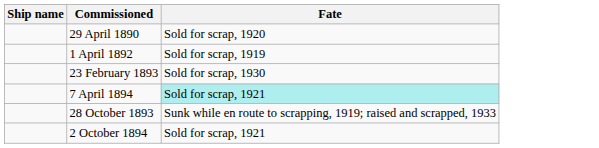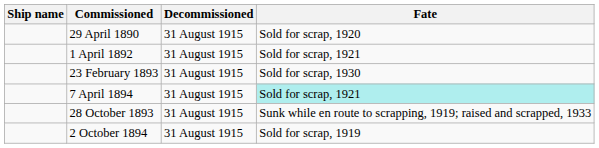+ column: (209, 14)
(215, 53) Sold for scrap, 1919 -> (310, 53) Sold for scrap, 1921
(215, 133) Sold for scrap, 1921 -> (310, 133) Sold for scrap, 1919
